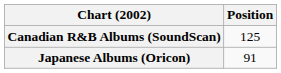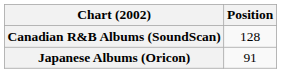(250, 36) 125 -> (250, 36) 128
